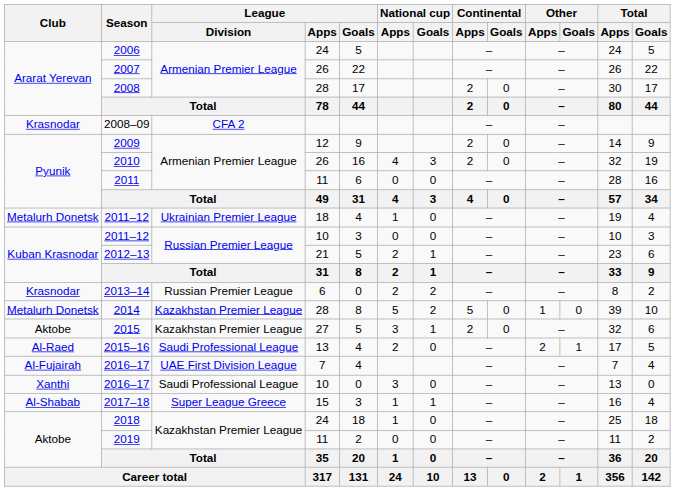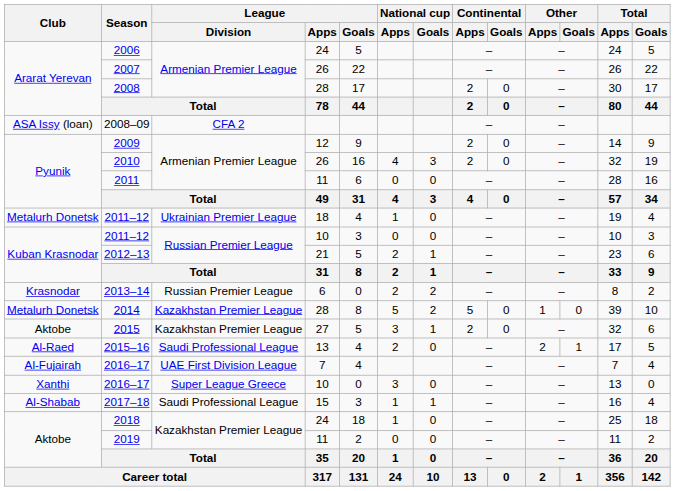(53, 124) Krasnodar -> (53, 124) ASA Issy (loan)
(229, 384) Saudi Professional League -> (229, 384) Super League Greece
(229, 402) Super League Greece -> (229, 402) Saudi Professional League
